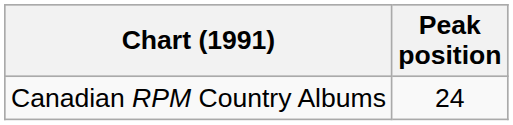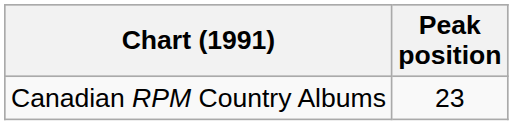(450, 97) 24 -> (450, 97) 23
